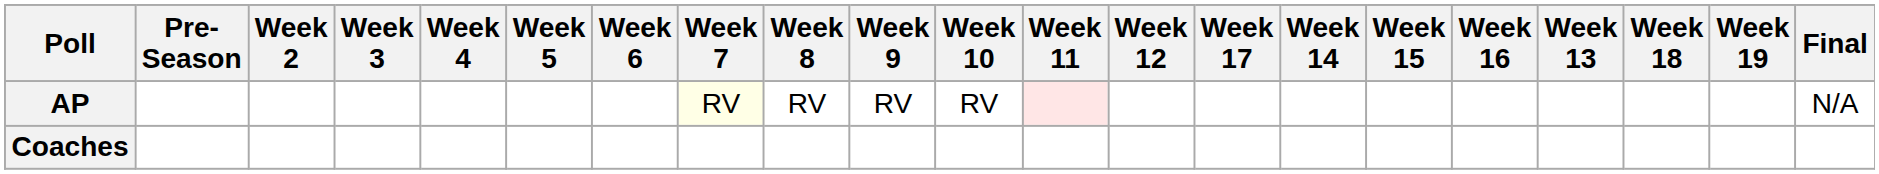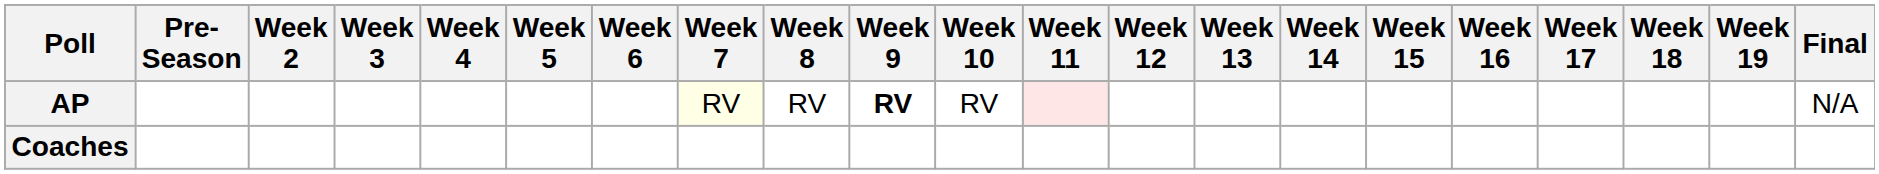columns swapped: (1581, 43) <-> (1237, 43)
(893, 103) normal -> (893, 103) bold
